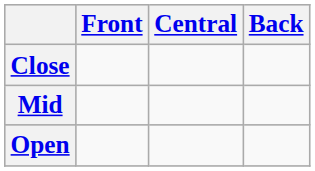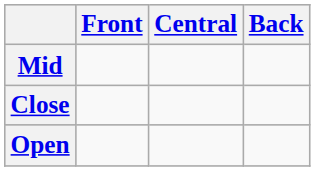rows swapped: (40, 64) <-> (40, 104)
